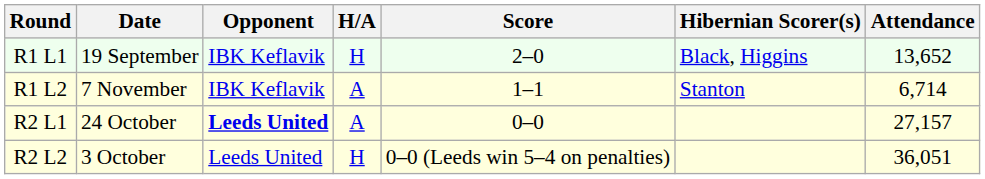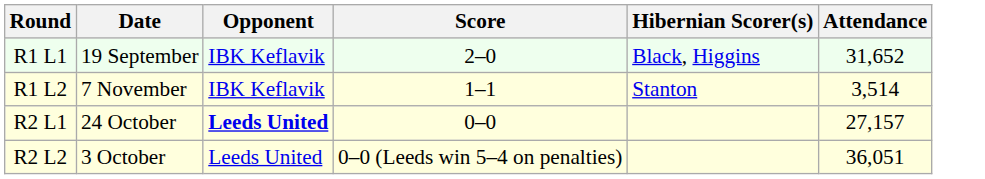- column: (357, 21)
(923, 55) 13,652 -> (875, 55) 31,652
(923, 88) 6,714 -> (875, 88) 3,514
